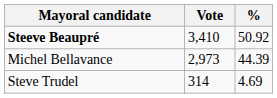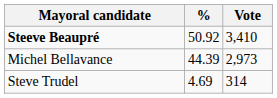columns swapped: (210, 15) <-> (254, 15)
